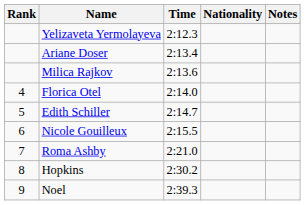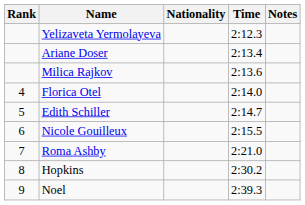columns swapped: (233, 14) <-> (182, 14)
